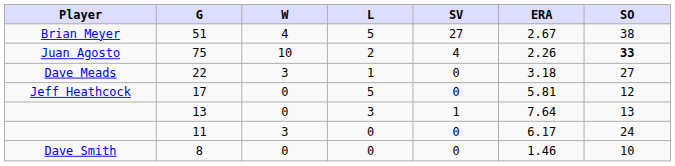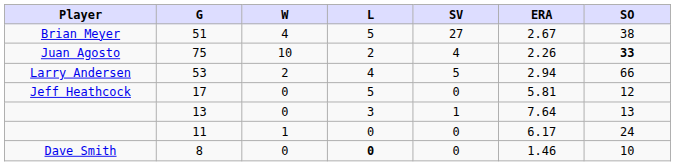+ row: (199, 73)
- row: (199, 73)
(285, 131) 3 -> (285, 131) 1
(371, 151) normal -> (371, 151) bold
